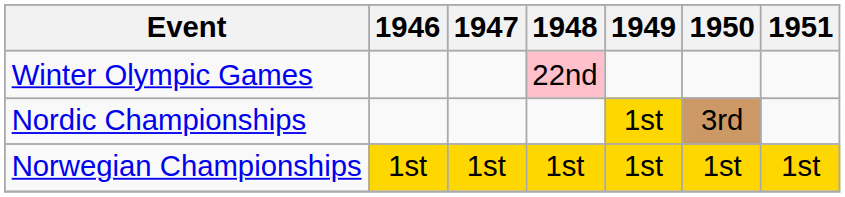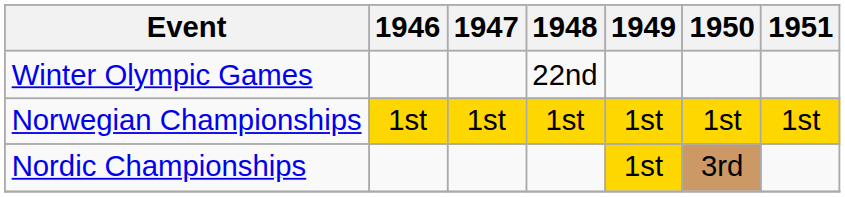(565, 74) pink background -> (565, 74) no background
rows swapped: (159, 120) <-> (187, 167)
